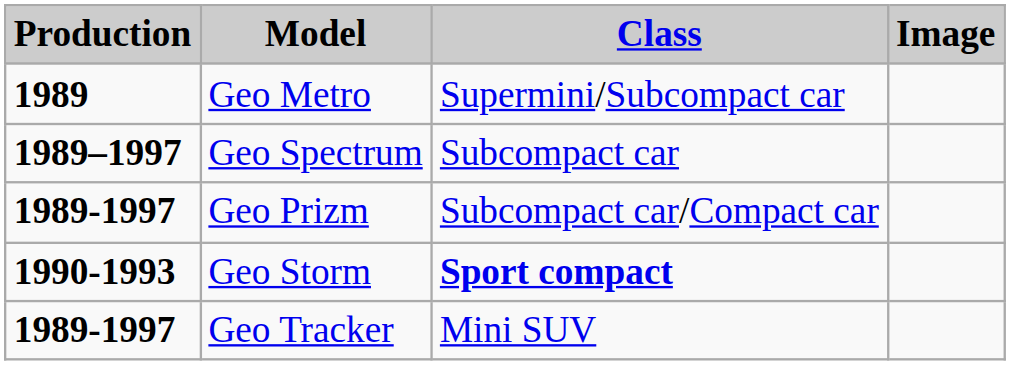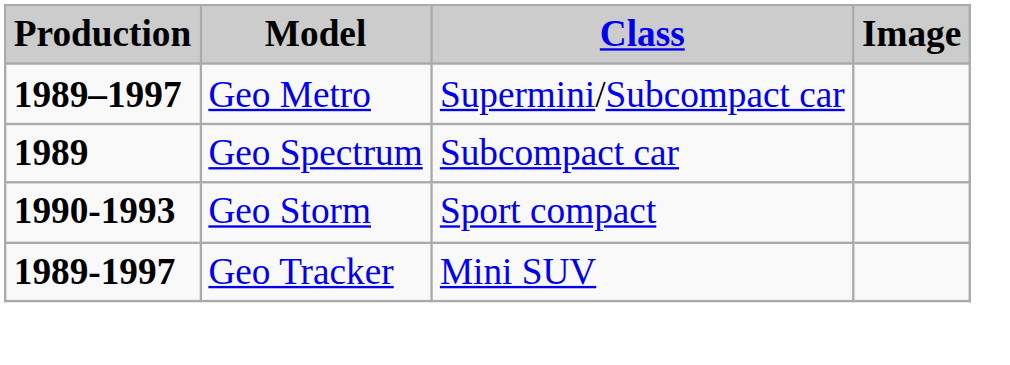(51, 93) 1989 -> (98, 93) 1989–1997
(98, 152) 1989–1997 -> (51, 152) 1989
- row: (289, 211)
(556, 270) bold -> (548, 211) normal
